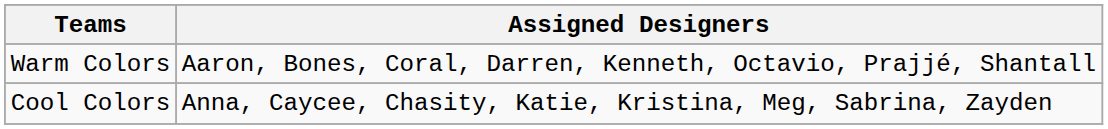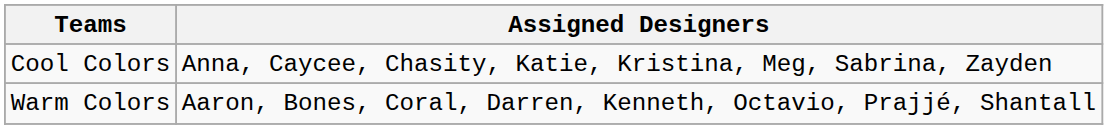rows swapped: (91, 64) <-> (91, 103)
